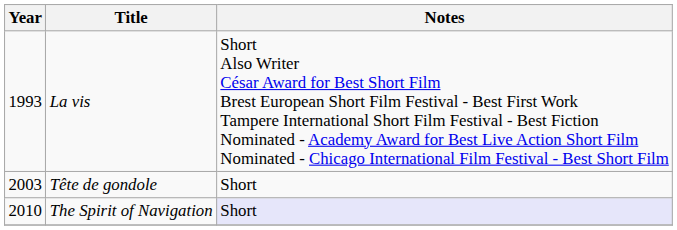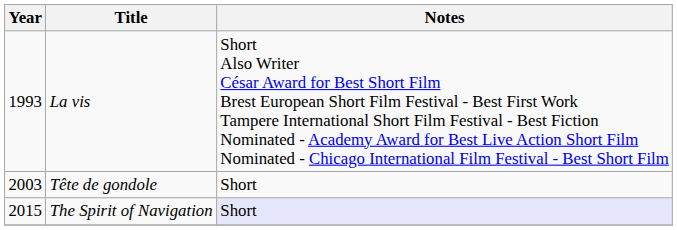(25, 211) 2010 -> (25, 211) 2015
